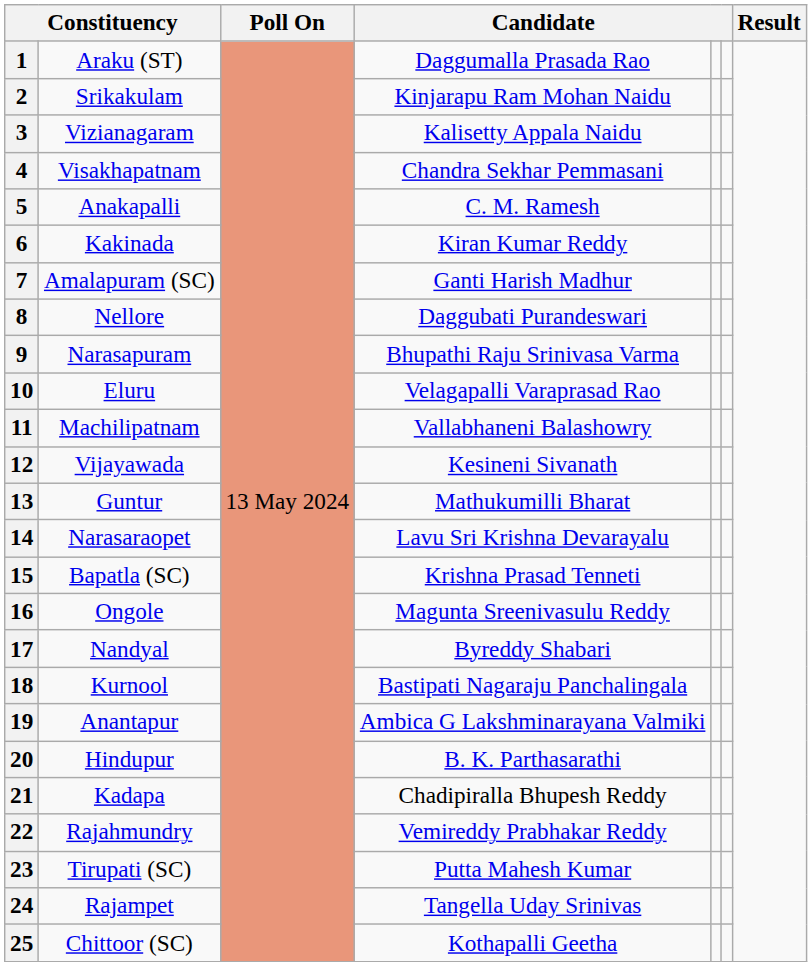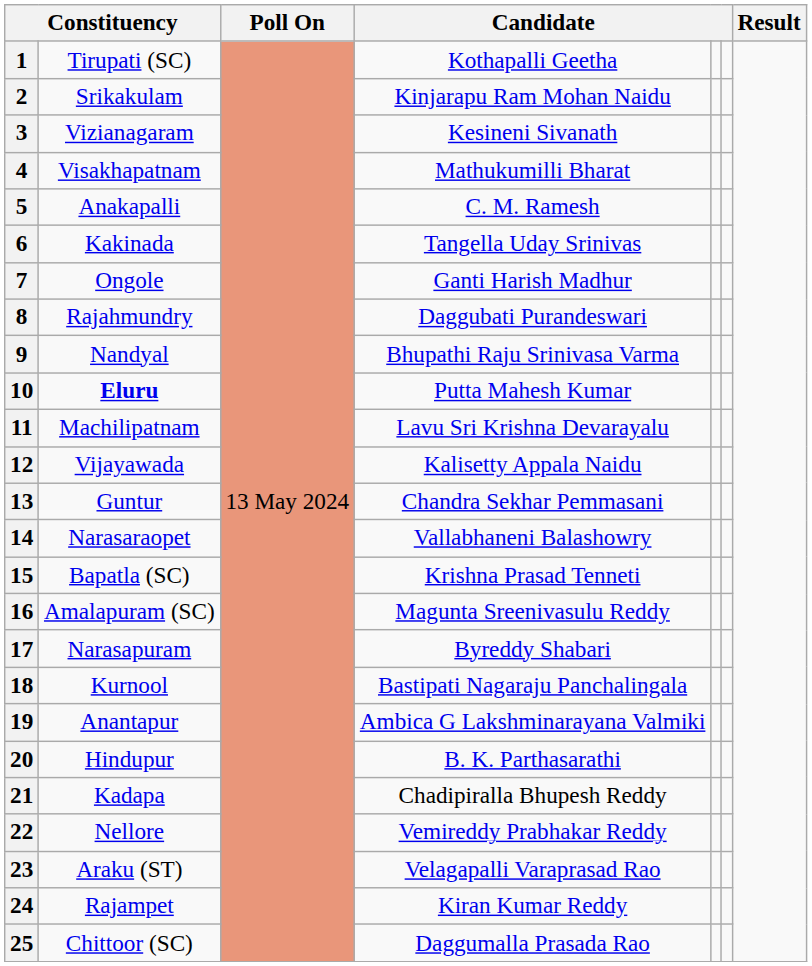(129, 59) Araku (ST) -> (129, 59) Tirupati (SC)
(533, 59) Daggumalla Prasada Rao -> (533, 59) Kothapalli Geetha
(533, 133) Kalisetty Appala Naidu -> (533, 133) Kesineni Sivanath
(533, 170) Chandra Sekhar Pemmasani -> (533, 170) Mathukumilli Bharat
(533, 243) Kiran Kumar Reddy -> (533, 243) Tangella Uday Srinivas
(129, 280) Amalapuram (SC) -> (129, 280) Ongole
(129, 317) Nellore -> (129, 317) Rajahmundry
(129, 354) Narasapuram -> (129, 354) Nandyal
(129, 390) normal -> (129, 390) bold
(533, 390) Velagapalli Varaprasad Rao -> (533, 390) Putta Mahesh Kumar
(533, 427) Vallabhaneni Balashowry -> (533, 427) Lavu Sri Krishna Devarayalu
(533, 464) Kesineni Sivanath -> (533, 464) Kalisetty Appala Naidu
(533, 501) Mathukumilli Bharat -> (533, 501) Chandra Sekhar Pemmasani
(533, 538) Lavu Sri Krishna Devarayalu -> (533, 538) Vallabhaneni Balashowry
(129, 611) Ongole -> (129, 611) Amalapuram (SC)
(129, 648) Nandyal -> (129, 648) Narasapuram
(129, 832) Rajahmundry -> (129, 832) Nellore
(129, 869) Tirupati (SC) -> (129, 869) Araku (ST)
(533, 869) Putta Mahesh Kumar -> (533, 869) Velagapalli Varaprasad Rao
(533, 905) Tangella Uday Srinivas -> (533, 905) Kiran Kumar Reddy
(533, 942) Kothapalli Geetha -> (533, 942) Daggumalla Prasada Rao
